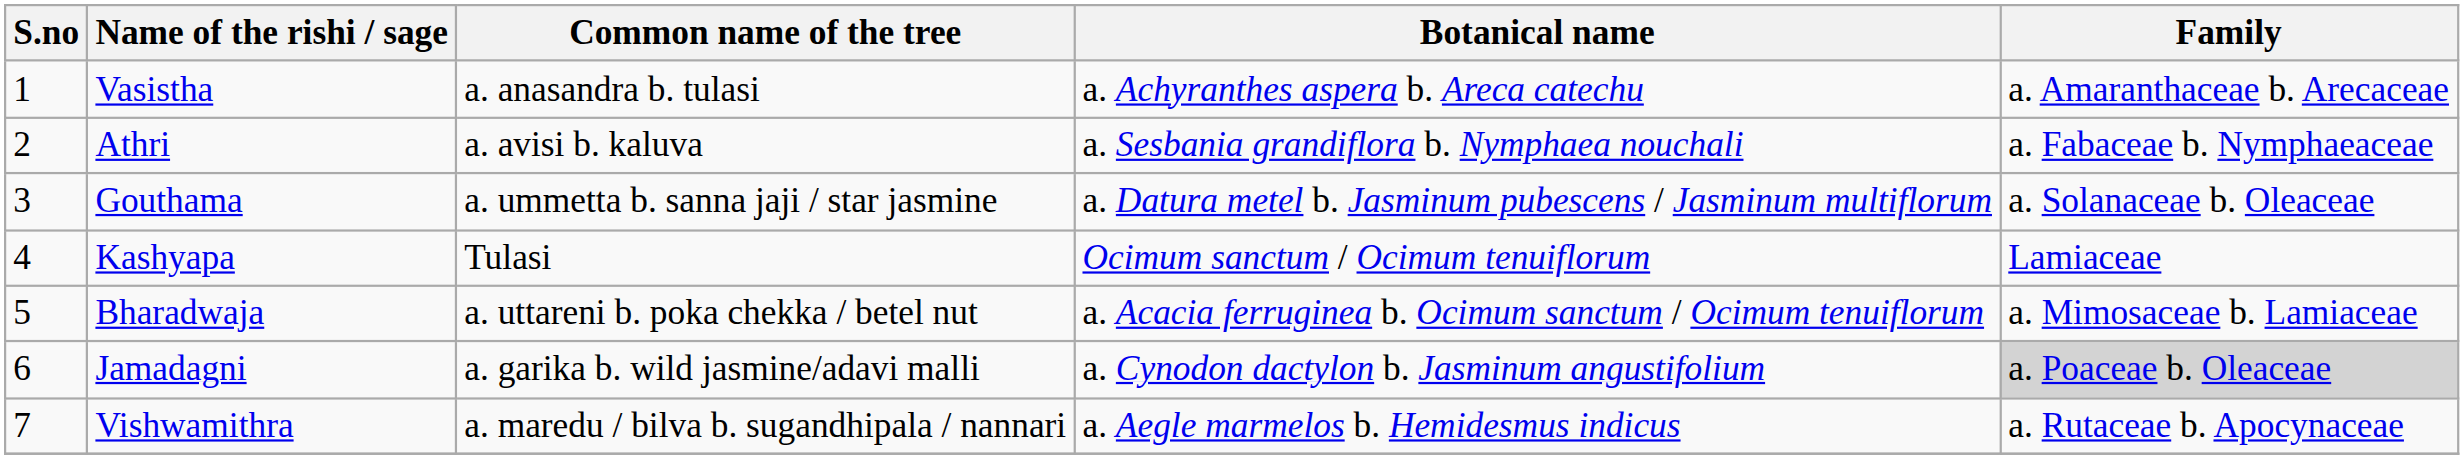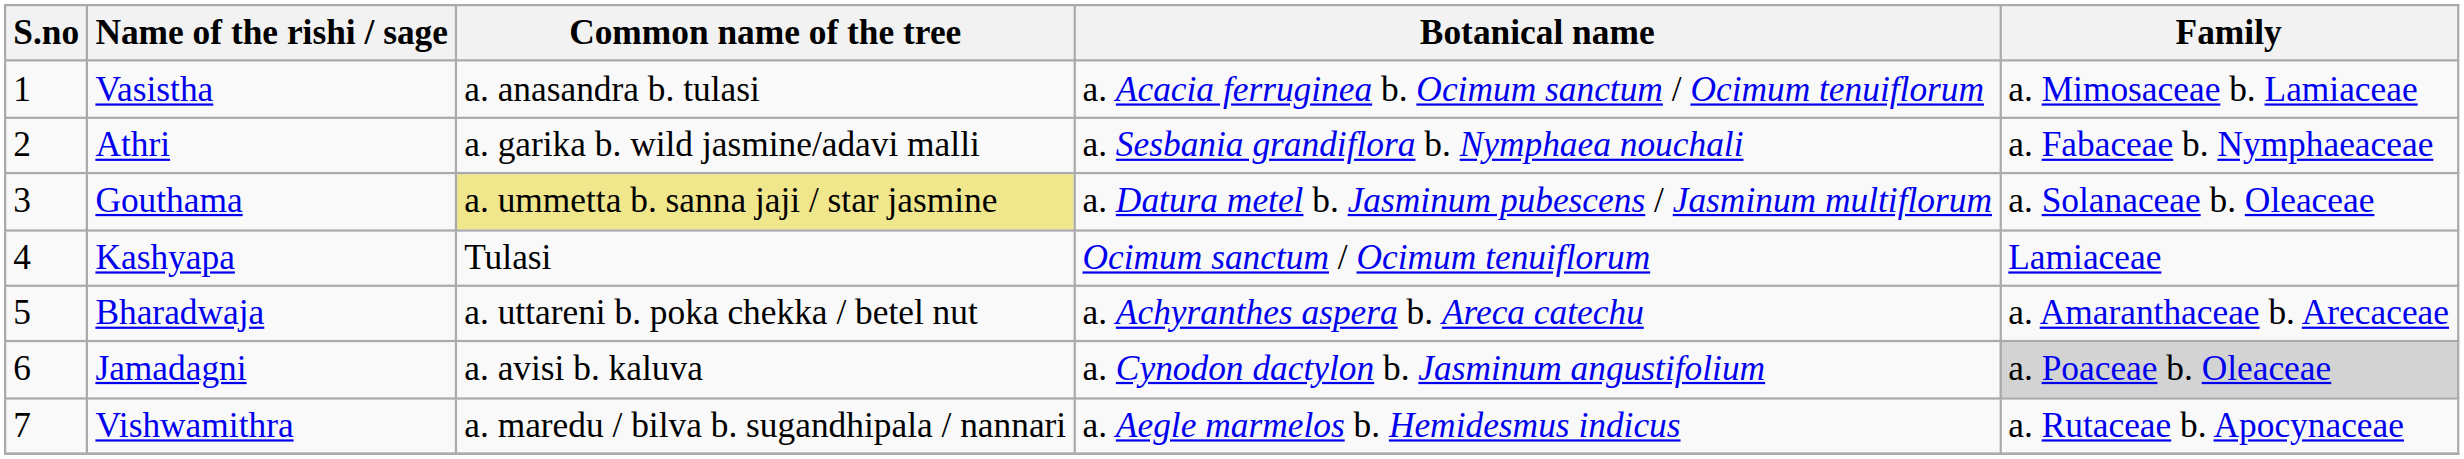(1363, 88) a. Achyranthes aspera b. Areca catechu -> (1533, 88) a. Acacia ferruginea b. Ocimum sanctum / Ocimum tenuiflorum
(2229, 88) a. Amaranthaceae b. Arecaceae -> (2213, 88) a. Mimosaceae b. Lamiaceae
(584, 144) a. avisi b. kaluva -> (722, 144) a. garika b. wild jasmine/adavi malli
(731, 200) no background -> (731, 200) khaki background
(1533, 312) a. Acacia ferruginea b. Ocimum sanctum / Ocimum tenuiflorum -> (1363, 312) a. Achyranthes aspera b. Areca catechu
(2213, 312) a. Mimosaceae b. Lamiaceae -> (2229, 312) a. Amaranthaceae b. Arecaceae
(722, 369) a. garika b. wild jasmine/adavi malli -> (584, 369) a. avisi b. kaluva
